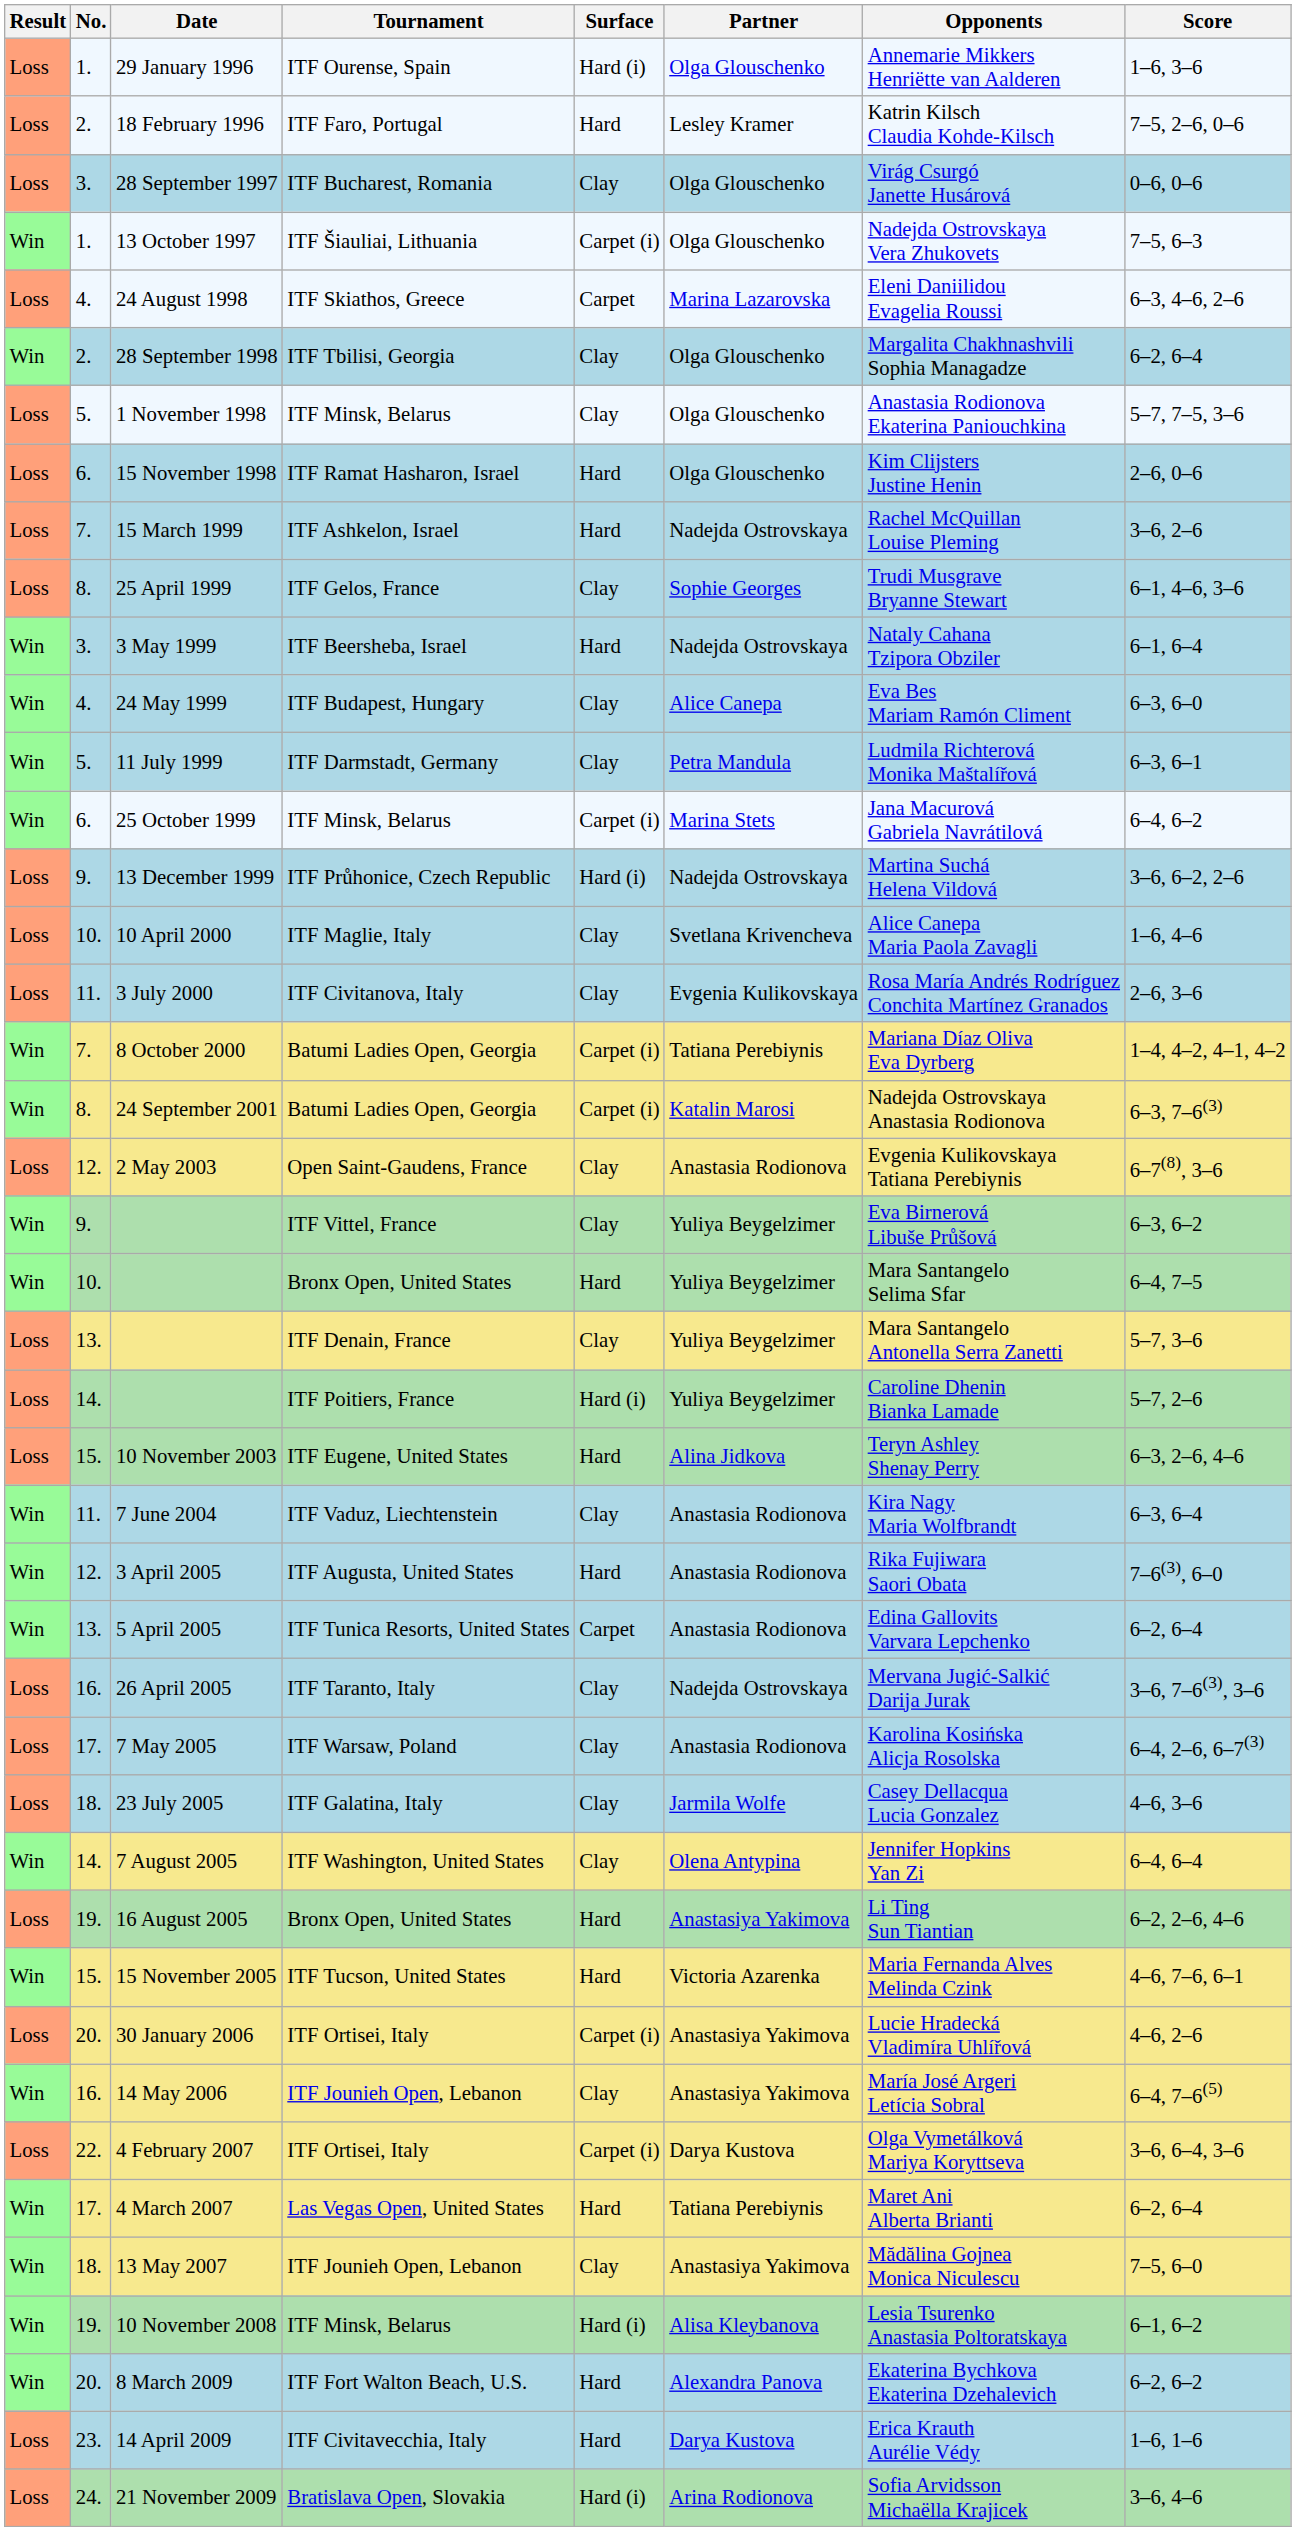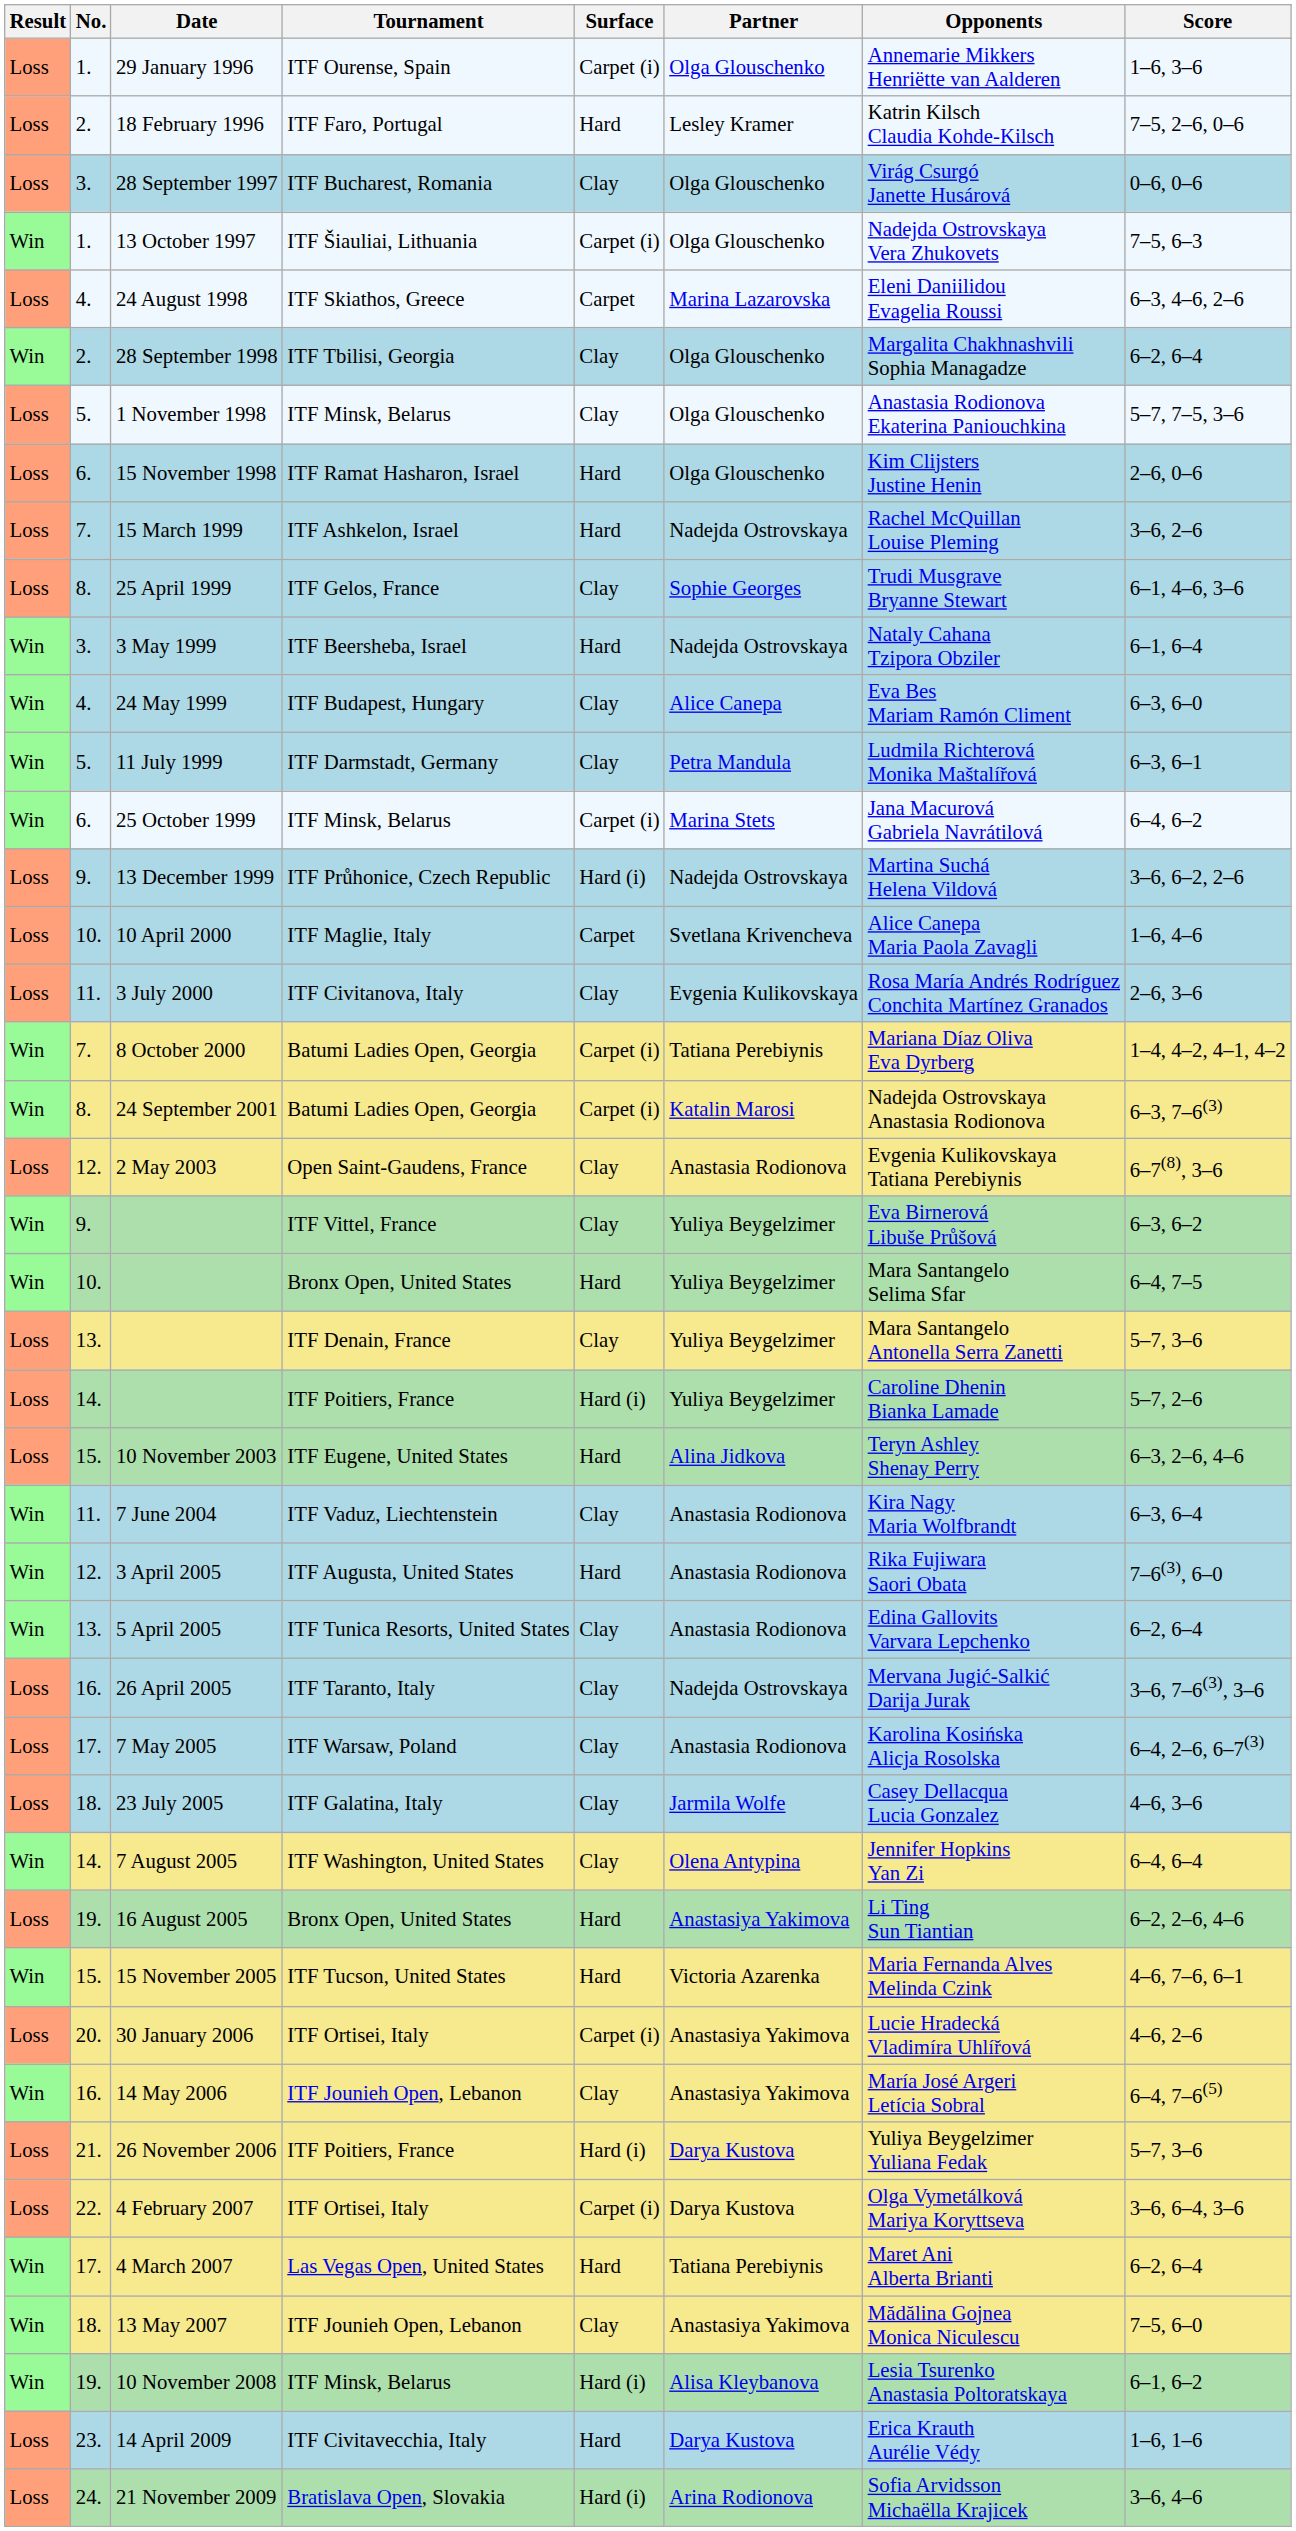(613, 66) Hard (i) -> (619, 66) Carpet (i)
(599, 934) Clay -> (607, 934) Carpet
(607, 1629) Carpet -> (599, 1629) Clay
+ row: (196, 2150)
- row: (174, 2381)
